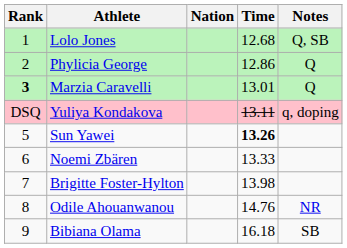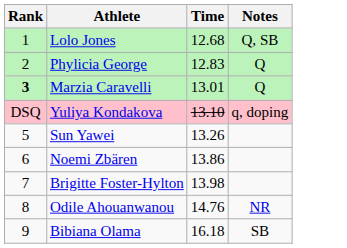- column: (212, 16)
(258, 64) 12.86 -> (208, 64) 12.83
(258, 111) 13.11 -> (208, 111) 13.10
(258, 135) bold -> (208, 135) normal
(258, 159) 13.33 -> (208, 159) 13.86
